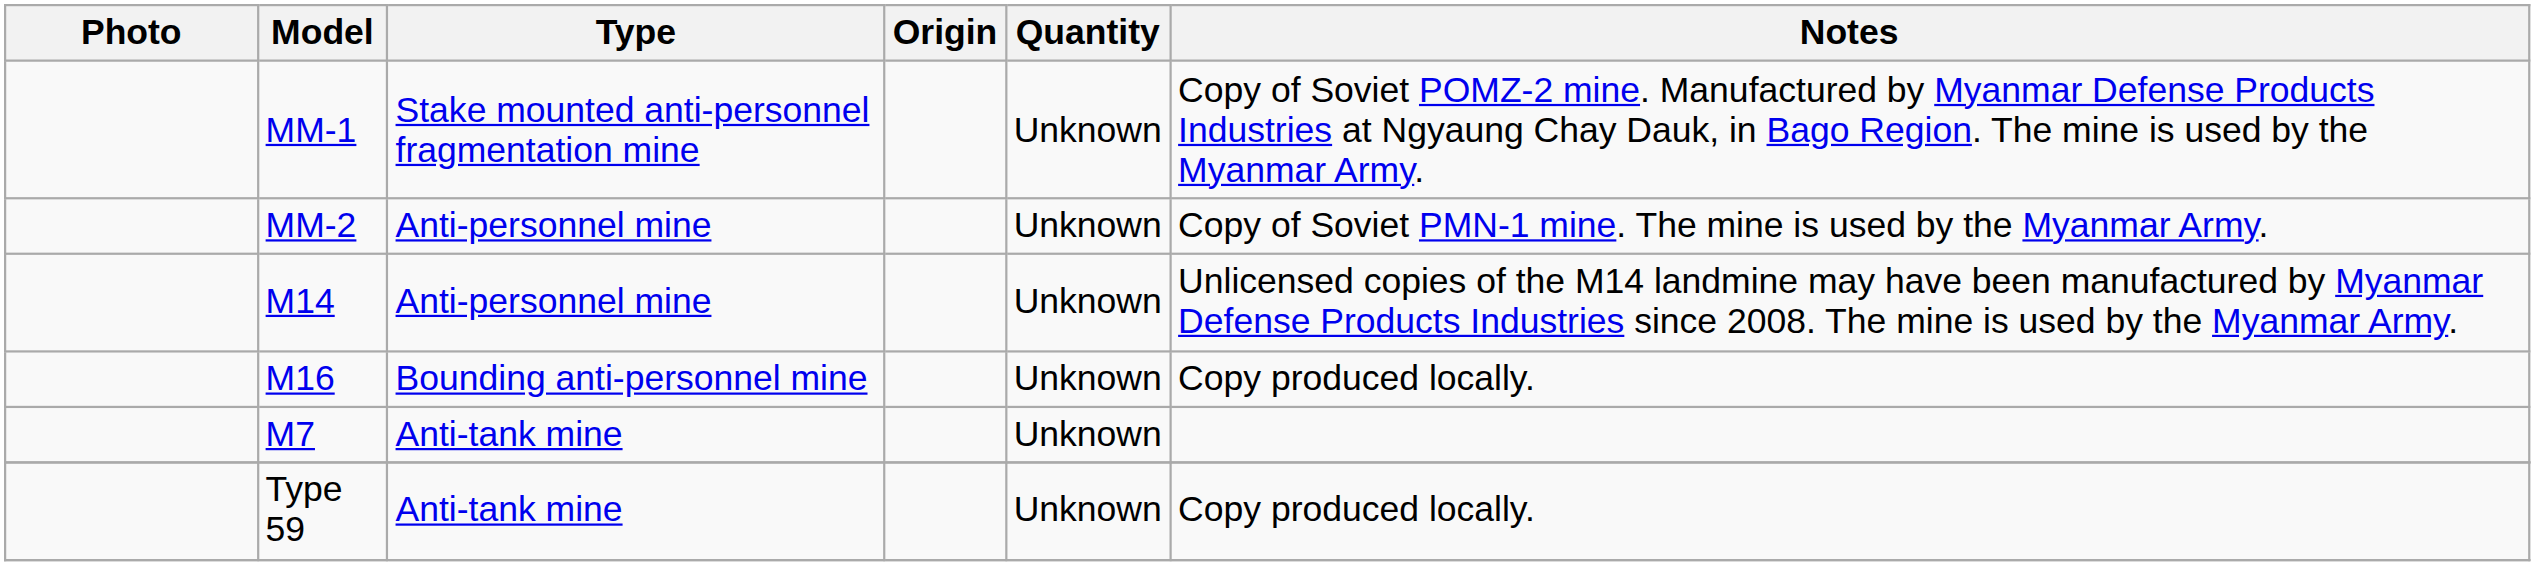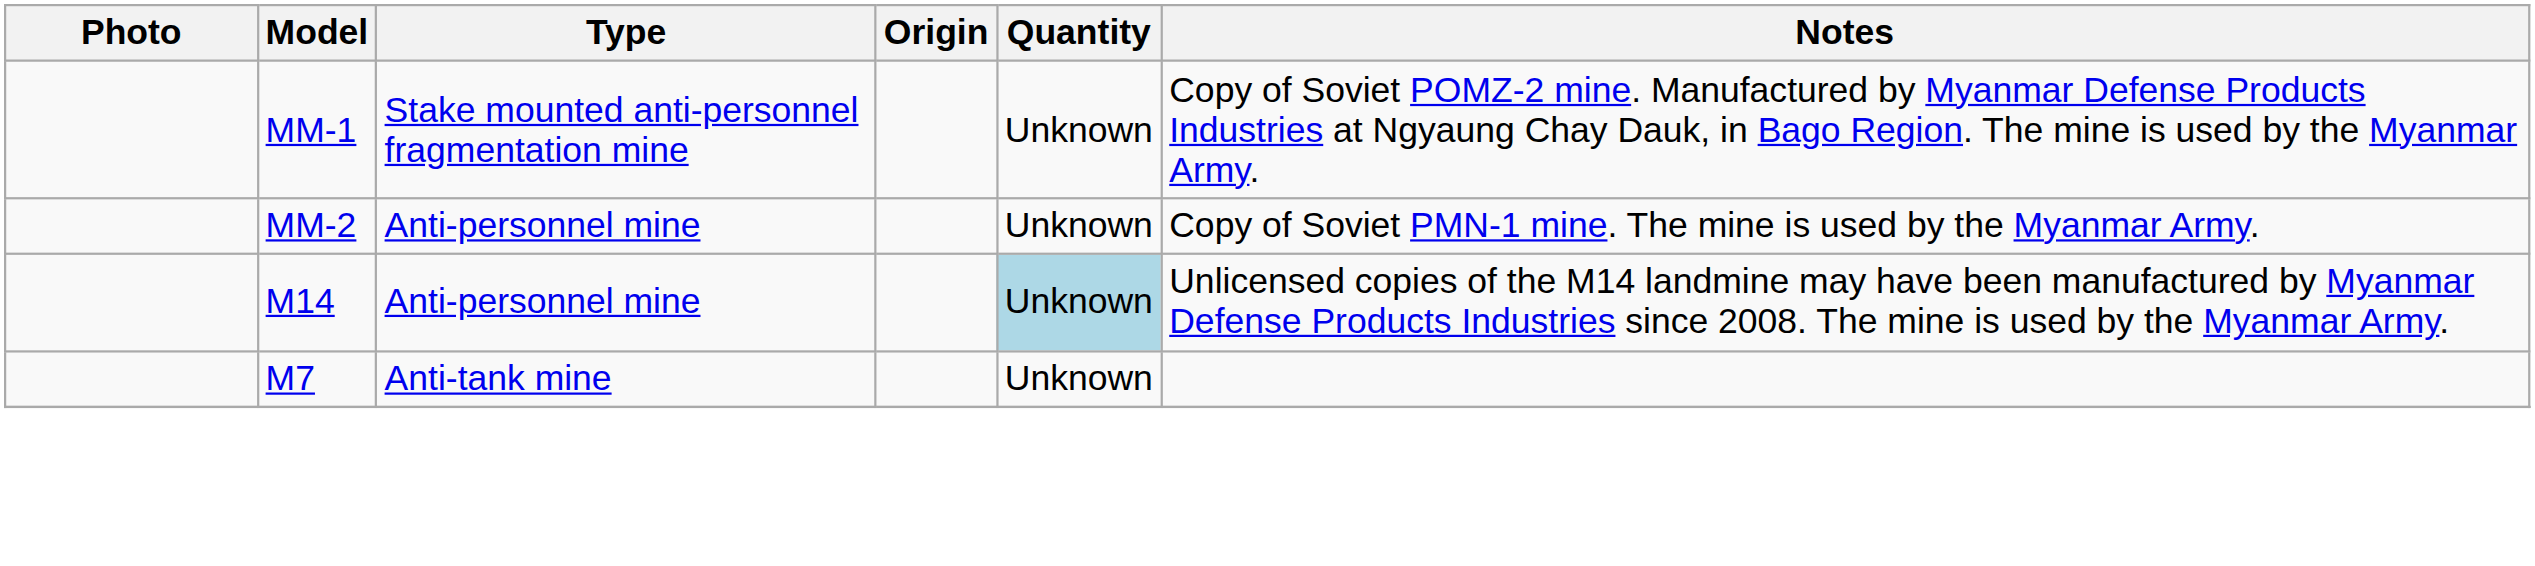(1088, 301) no background -> (1079, 301) lightblue background
- row: (300, 377)
- row: (304, 510)
